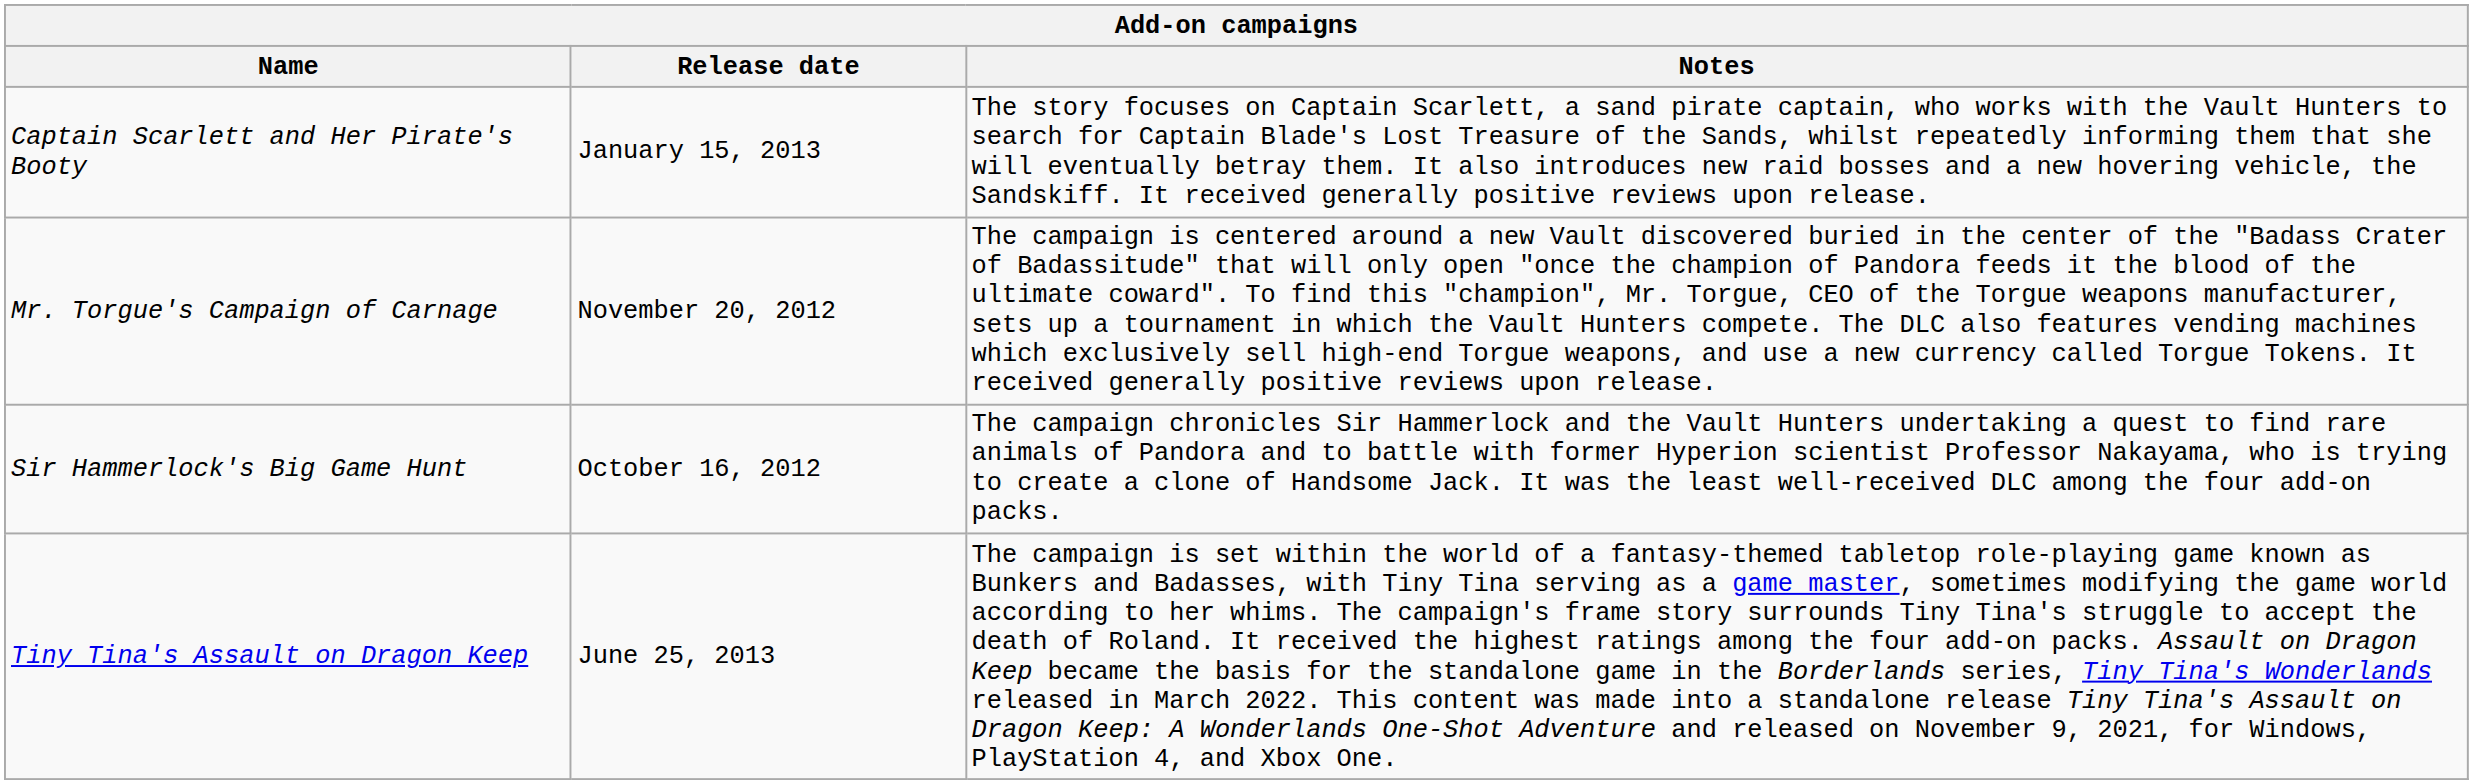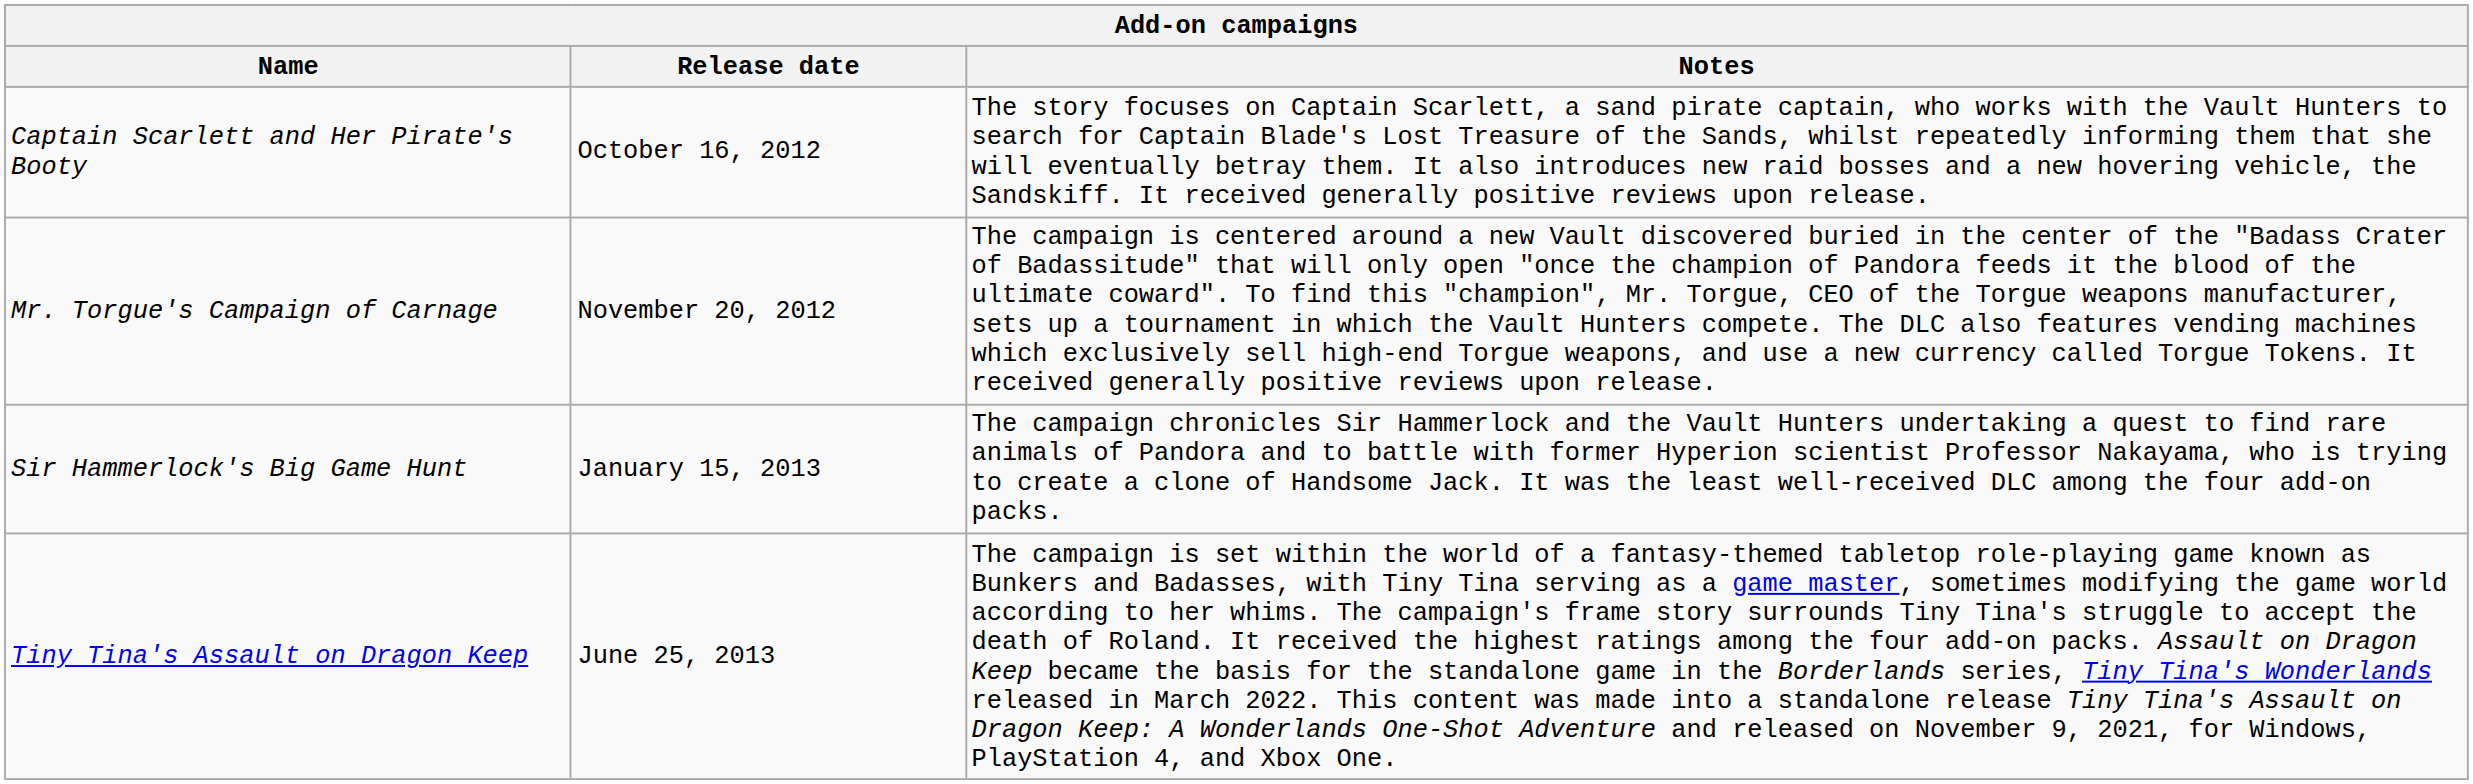(699, 152) January 15, 2013 -> (699, 152) October 16, 2012
(699, 469) October 16, 2012 -> (699, 469) January 15, 2013
